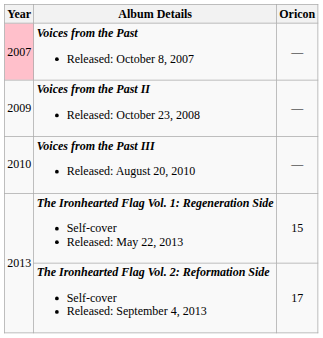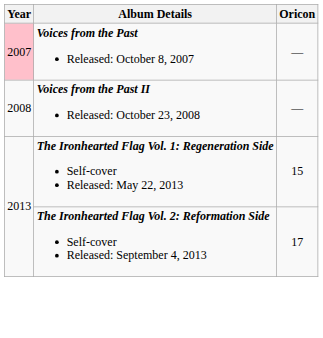(19, 108) 2009 -> (19, 108) 2008
- row: (155, 159)
